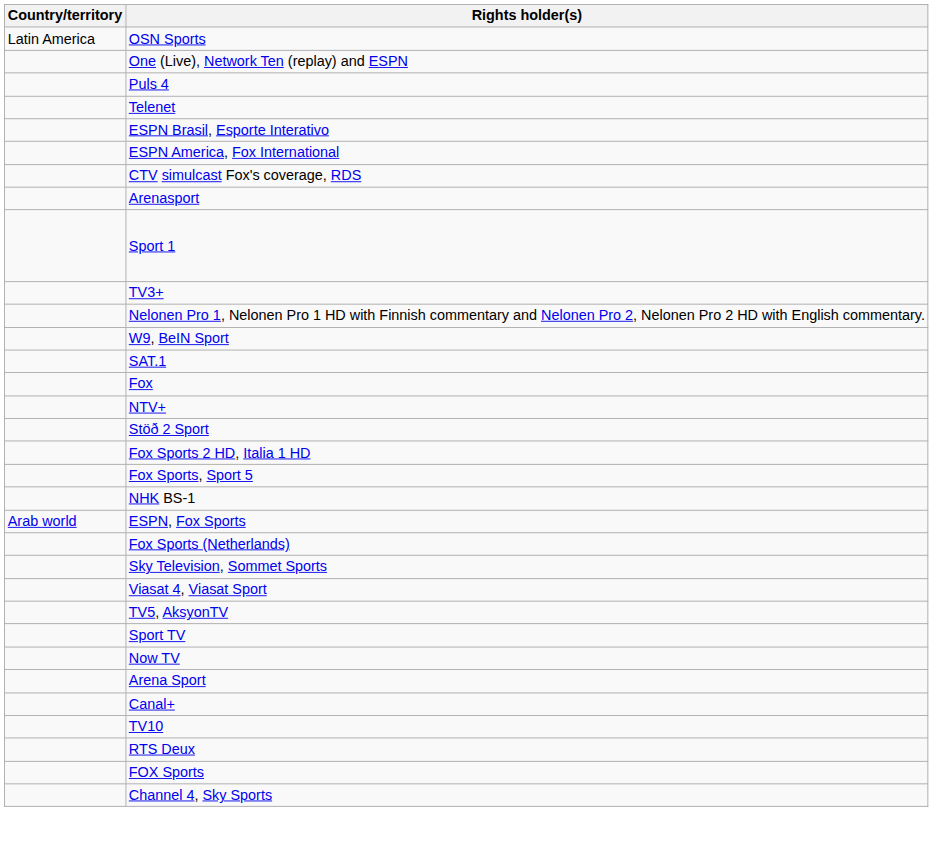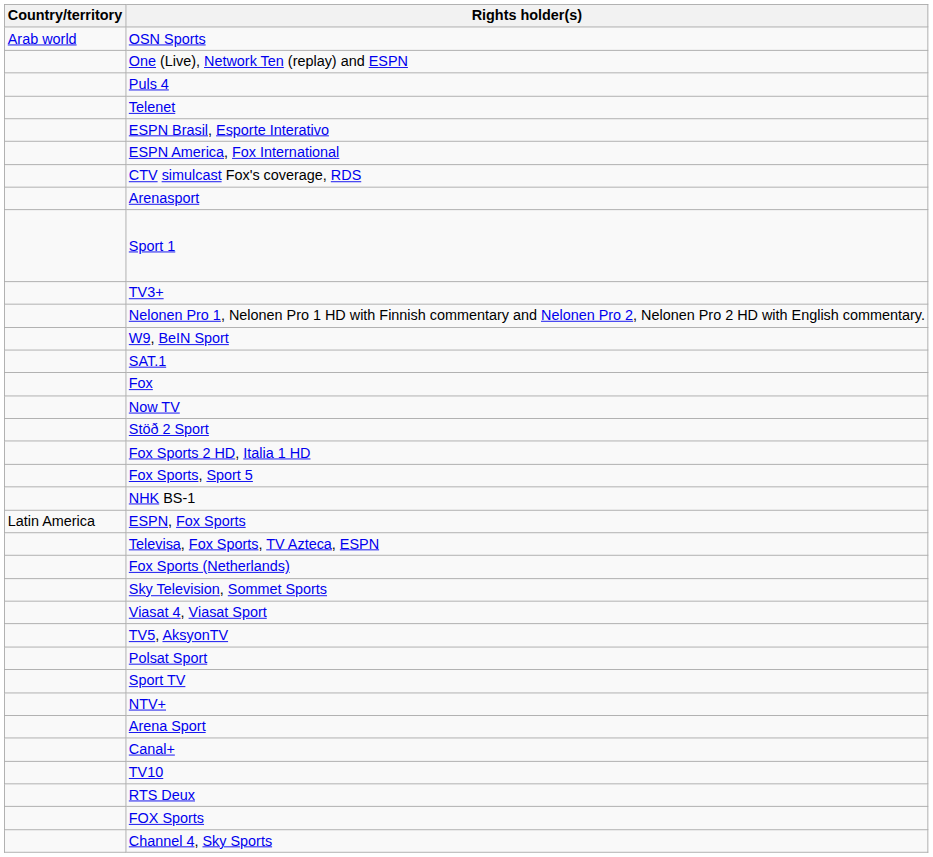(51, 38) Latin America -> (42, 38) Arab world
rows swapped: (154, 658) <-> (147, 407)
(42, 521) Arab world -> (51, 521) Latin America
+ row: (254, 544)
+ row: (168, 658)
